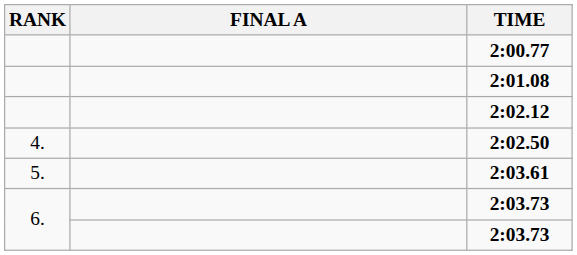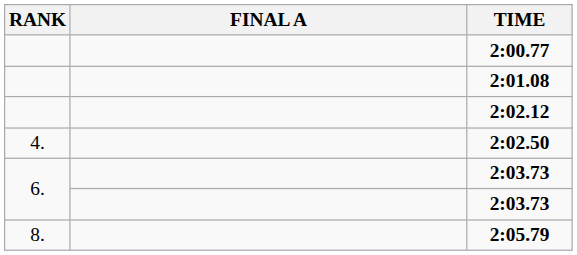- row: (38, 173)
+ row: (38, 234)
